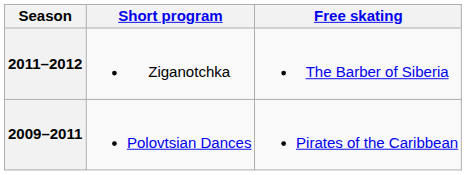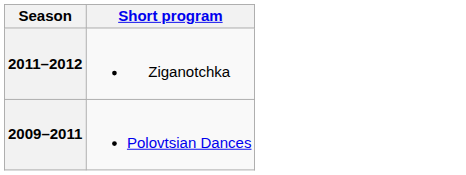- column: (358, 16)
